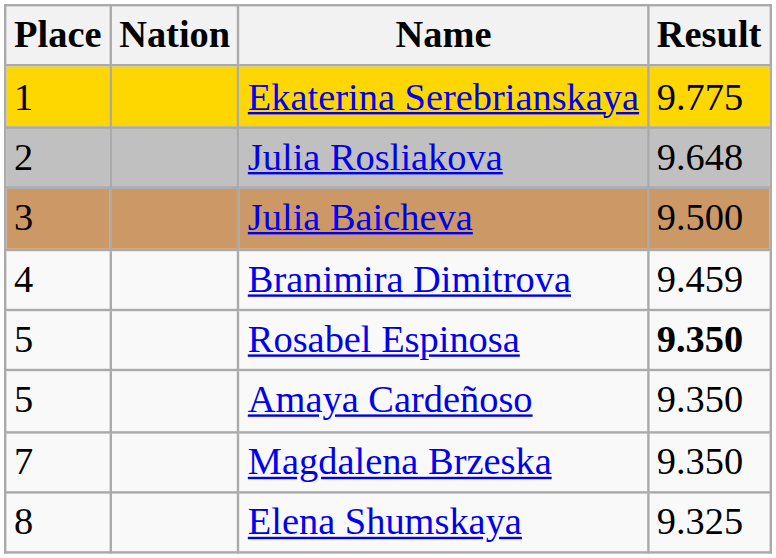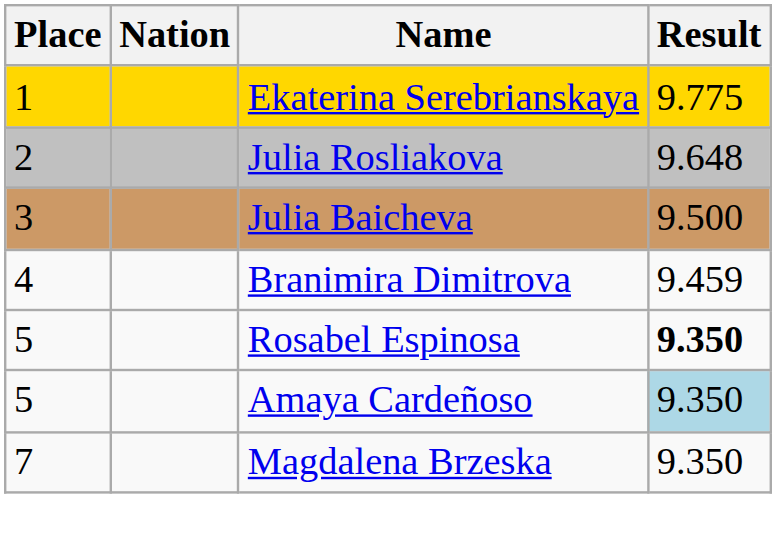(700, 400) no background -> (700, 400) lightblue background
- row: (385, 522)
